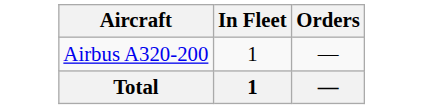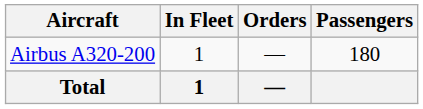+ column: (365, 20)
